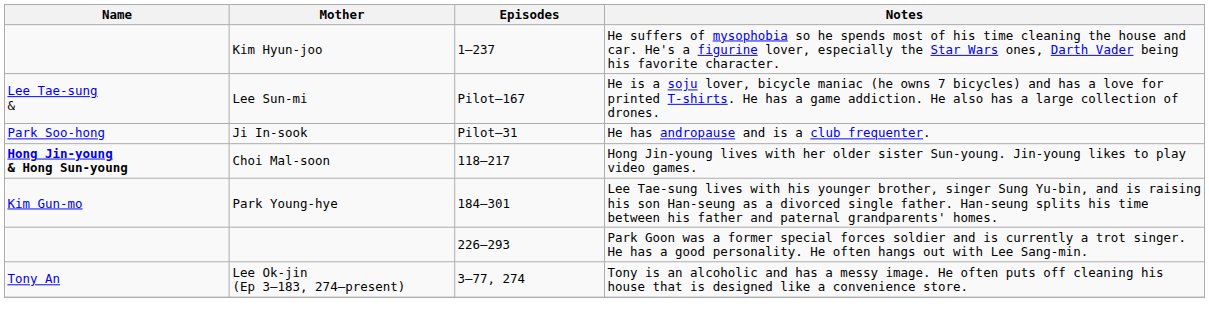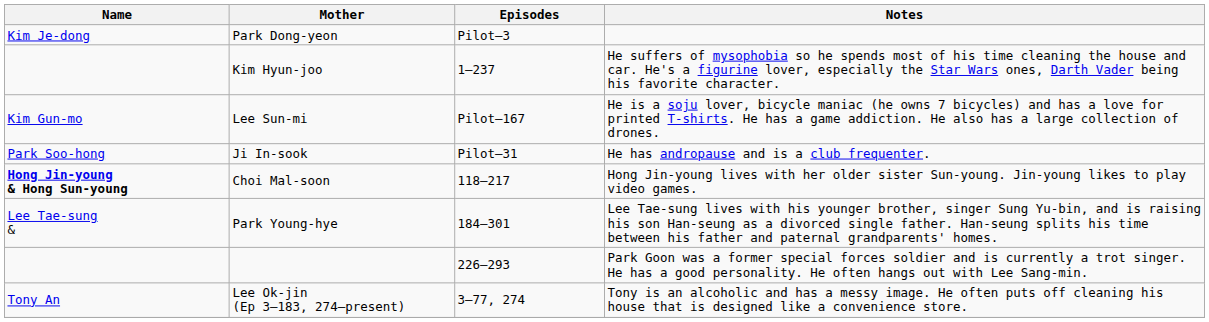+ row: (285, 35)
(53, 99) Lee Tae-sung & -> (45, 119) Kim Gun-mo
(45, 203) Kim Gun-mo -> (53, 223) Lee Tae-sung &
